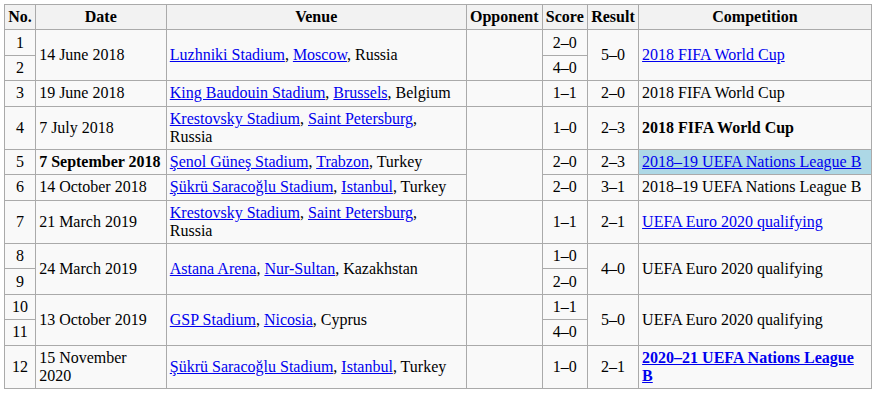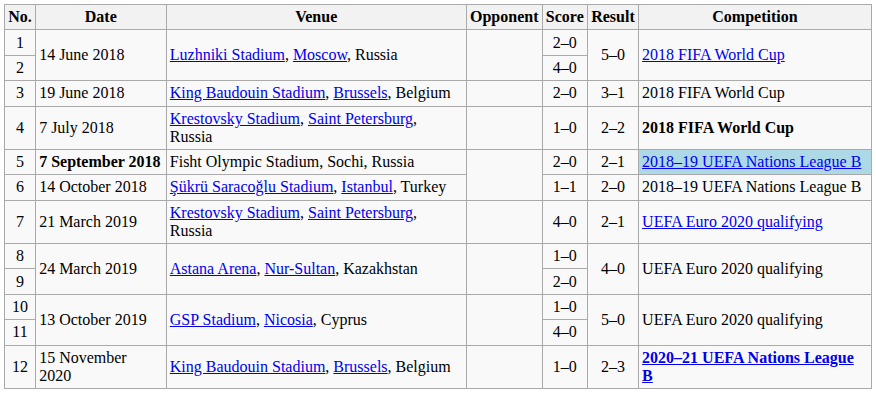(565, 93) 1–1 -> (565, 93) 2–0
(613, 93) 2–0 -> (613, 93) 3–1
(613, 127) 2–3 -> (613, 127) 2–2
(296, 162) Şenol Güneş Stadium, Trabzon, Turkey -> (292, 162) Fisht Olympic Stadium, Sochi, Russia
(613, 162) 2–3 -> (613, 162) 2–1
(565, 187) 2–0 -> (565, 187) 1–1
(613, 187) 3–1 -> (613, 187) 2–0
(565, 221) 1–1 -> (565, 221) 4–0
(565, 306) 1–1 -> (565, 306) 1–0
(308, 366) Şükrü Saracoğlu Stadium, Istanbul, Turkey -> (310, 366) King Baudouin Stadium, Brussels, Belgium
(613, 366) 2–1 -> (613, 366) 2–3
